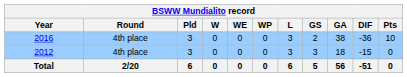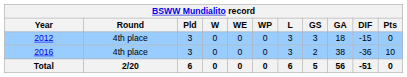rows swapped: (44, 52) <-> (44, 39)
